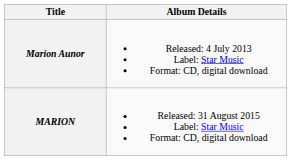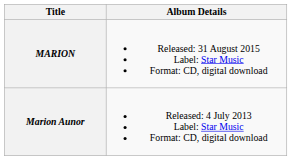rows swapped: (55, 53) <-> (55, 121)
